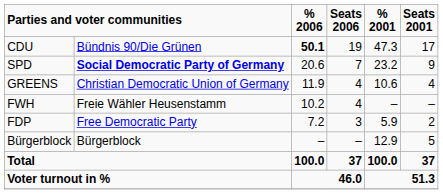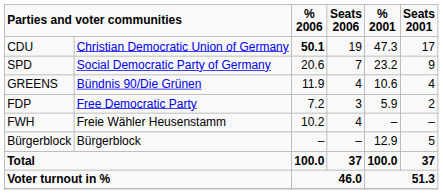(139, 46) Bündnis 90/Die Grünen -> (183, 46) Christian Democratic Union of Germany
(180, 65) bold -> (174, 65) normal
(183, 84) Christian Democratic Union of Germany -> (139, 84) Bündnis 90/Die Grünen
rows swapped: (19, 122) <-> (21, 103)
